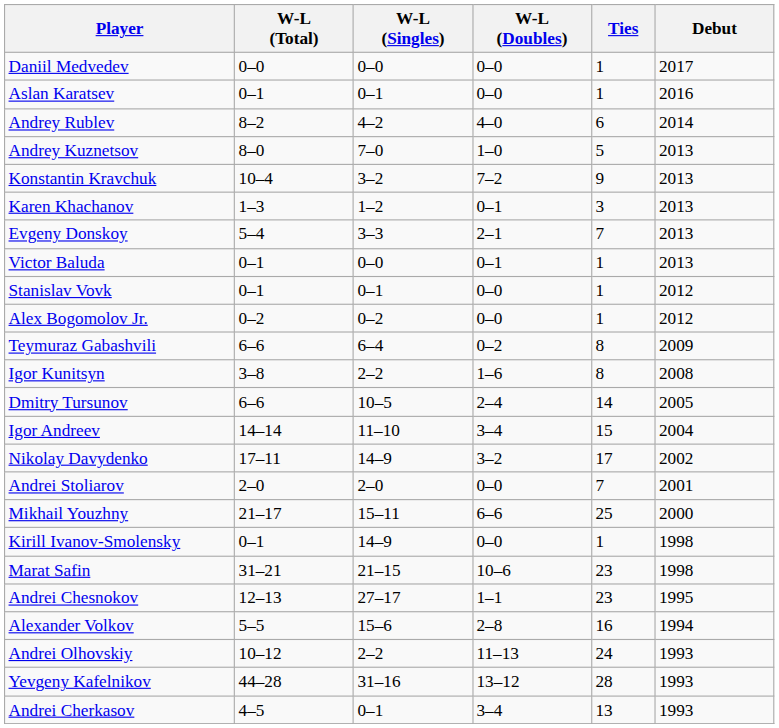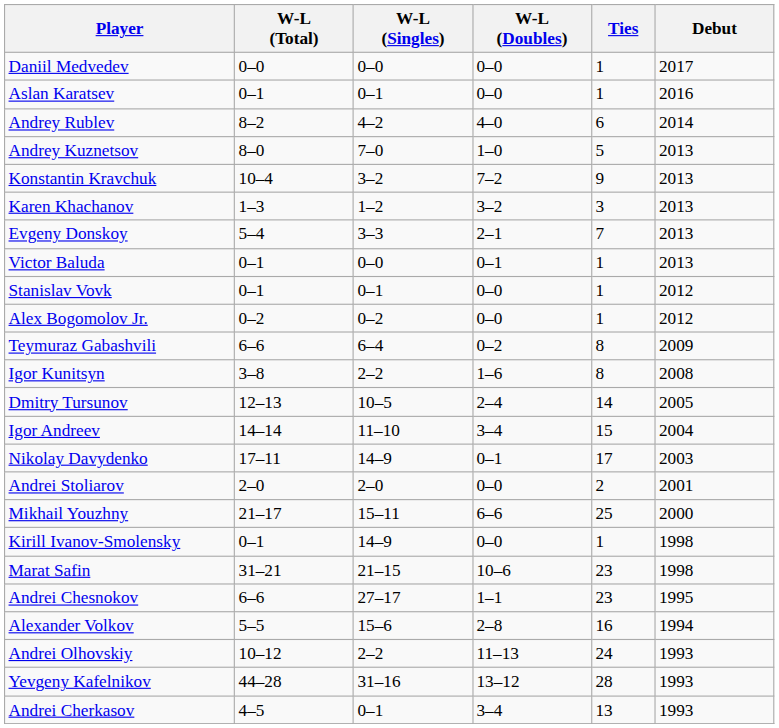(489, 205) 0–1 -> (489, 205) 3–2
(251, 401) 6–6 -> (260, 401) 12–13
(489, 457) 3–2 -> (489, 457) 0–1
(676, 457) 2002 -> (676, 457) 2003
(600, 485) 7 -> (600, 485) 2
(260, 597) 12–13 -> (251, 597) 6–6
